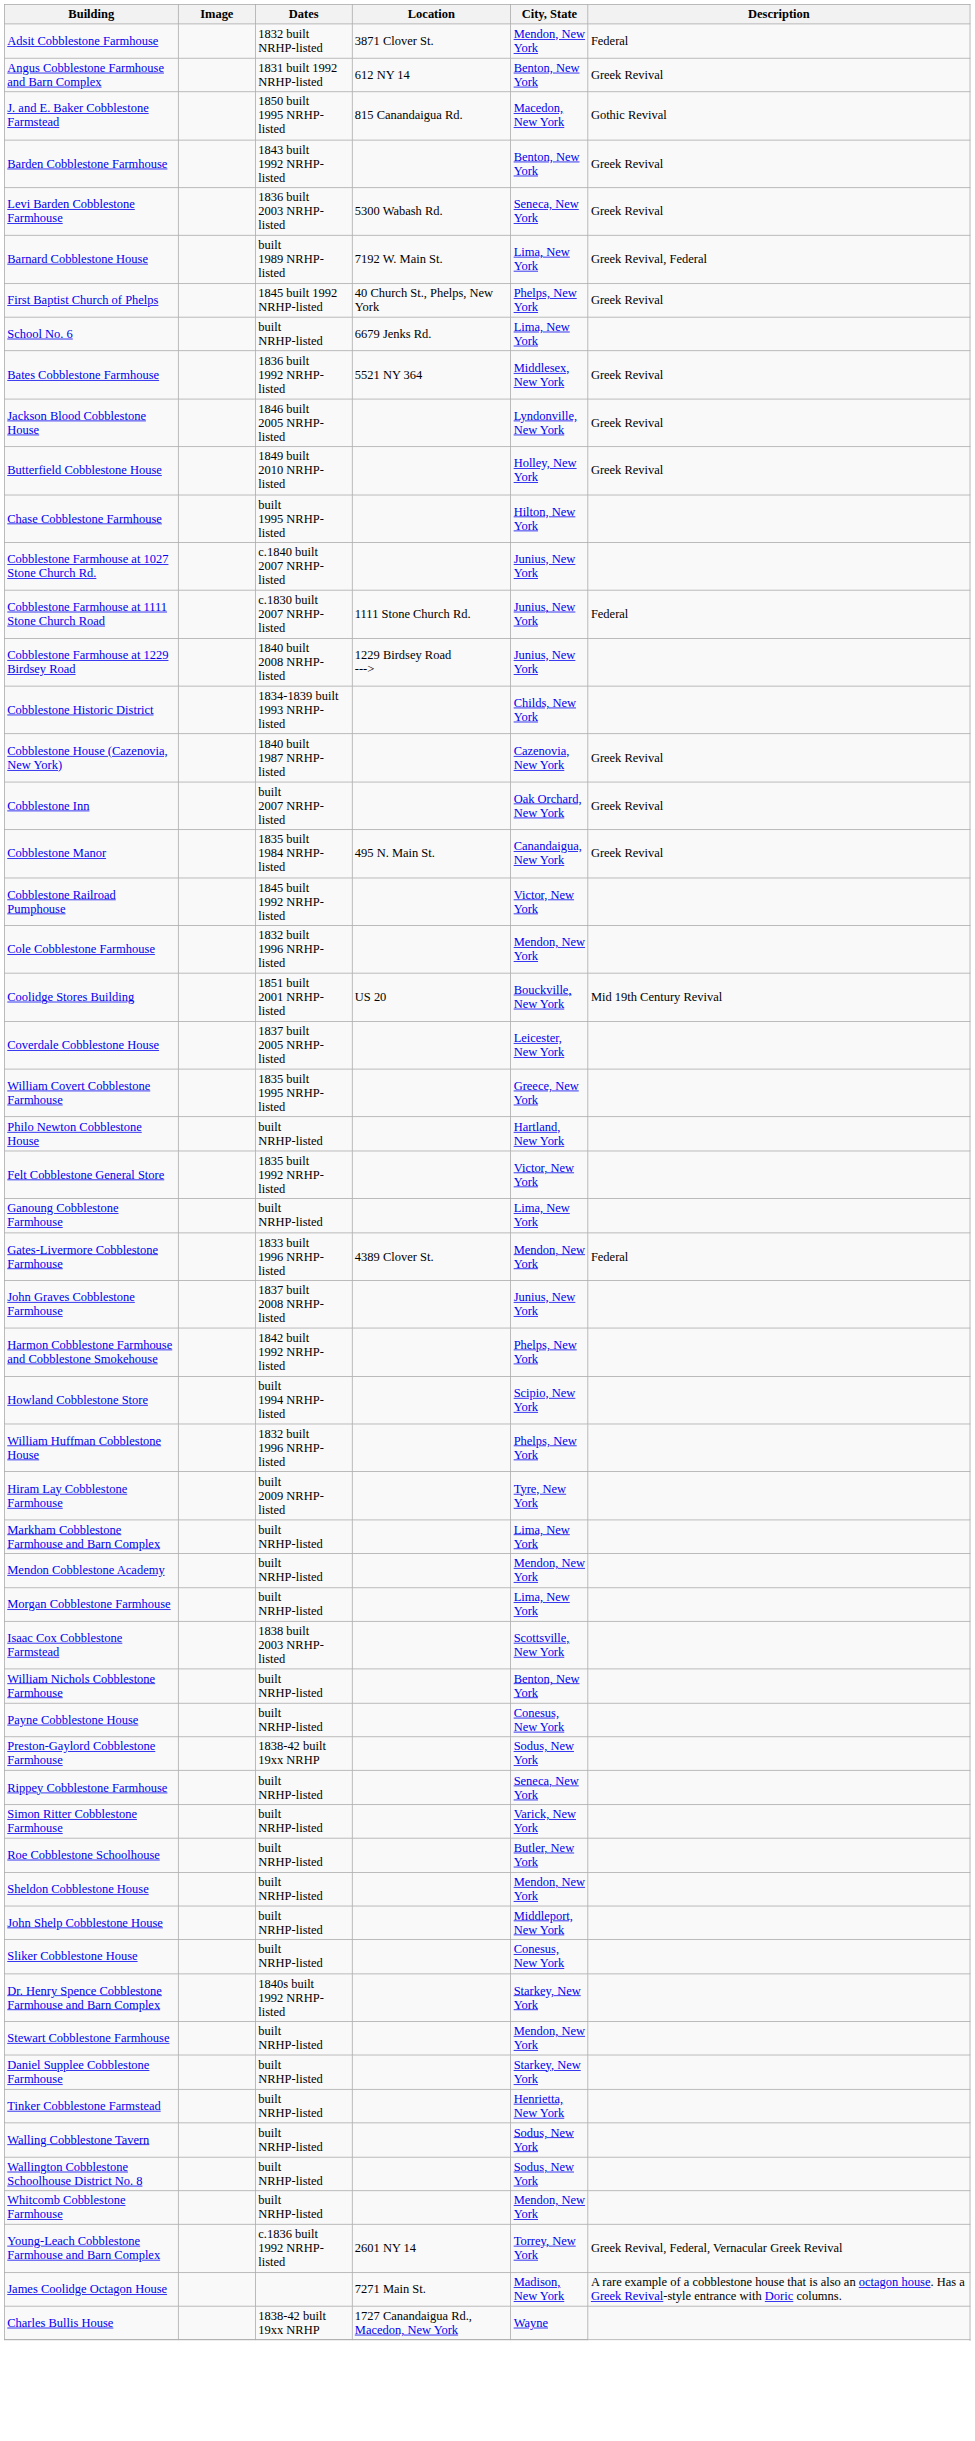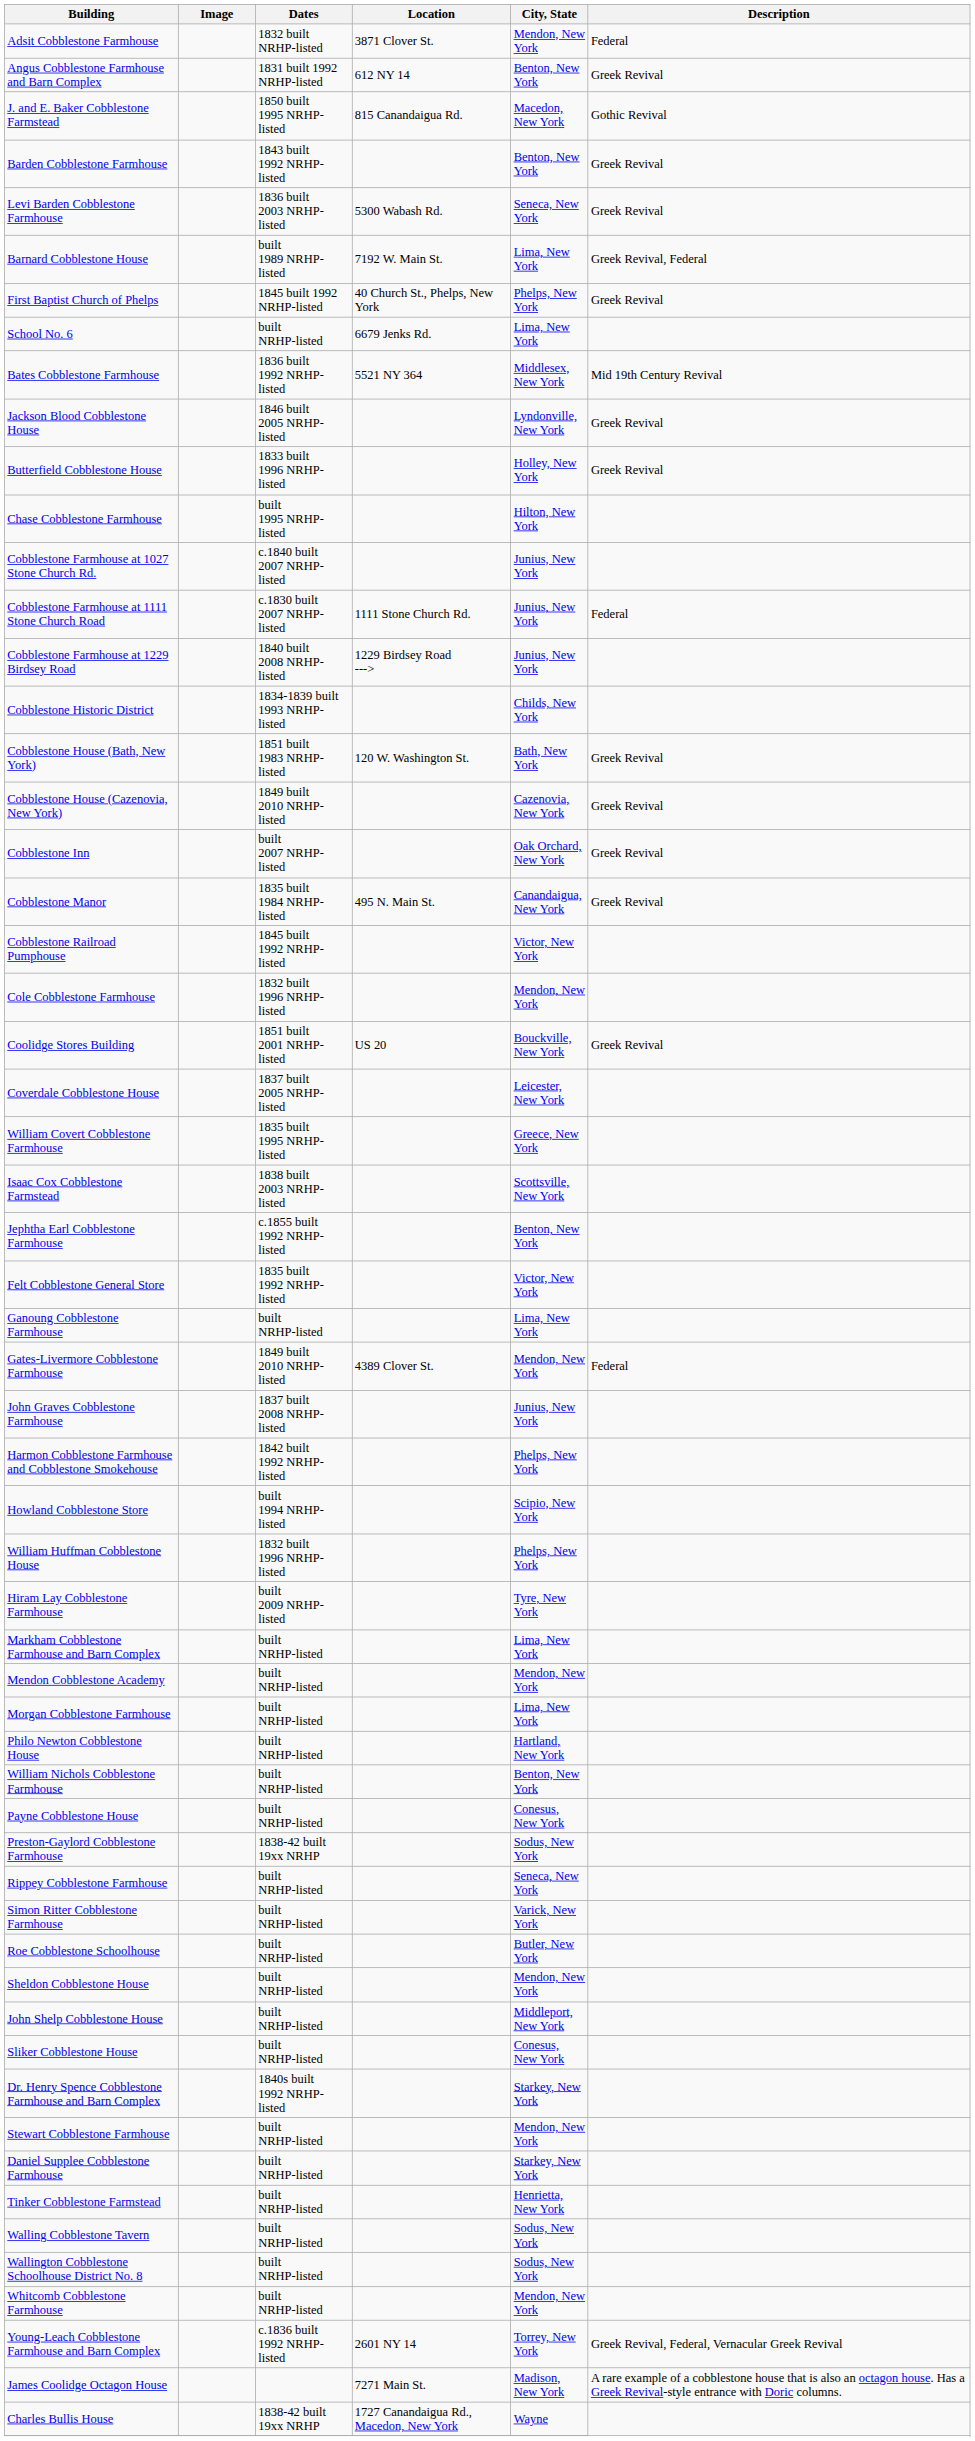(627, 375) Greek Revival -> (657, 375) Mid 19th Century Revival
(291, 470) 1849 built 2010 NRHP-listed -> (291, 470) 1833 built 1996 NRHP-listed
+ row: (86, 758)
(291, 758) 1840 built 1987 NRHP-listed -> (291, 805) 1849 built 2010 NRHP-listed
(657, 997) Mid 19th Century Revival -> (627, 1045) Greek Revival
rows swapped: (65, 1645) <-> (75, 1133)
+ row: (71, 1236)
(291, 1256) 1833 built 1996 NRHP-listed -> (291, 1366) 1849 built 2010 NRHP-listed
